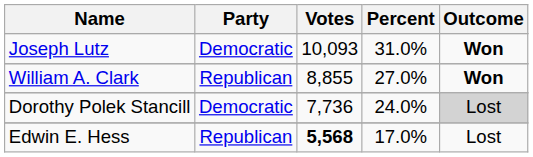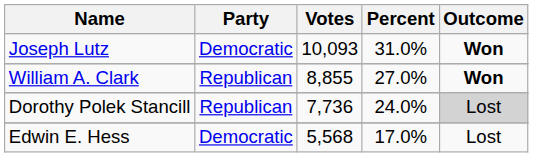(246, 107) Democratic -> (246, 107) Republican
(246, 136) Republican -> (246, 136) Democratic
(330, 136) bold -> (330, 136) normal
